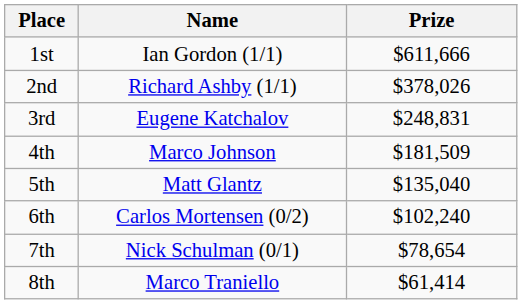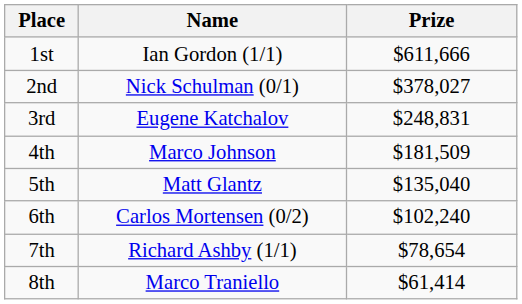(212, 86) Richard Ashby (1/1) -> (212, 86) Nick Schulman (0/1)
(432, 86) $378,026 -> (432, 86) $378,027
(212, 250) Nick Schulman (0/1) -> (212, 250) Richard Ashby (1/1)
